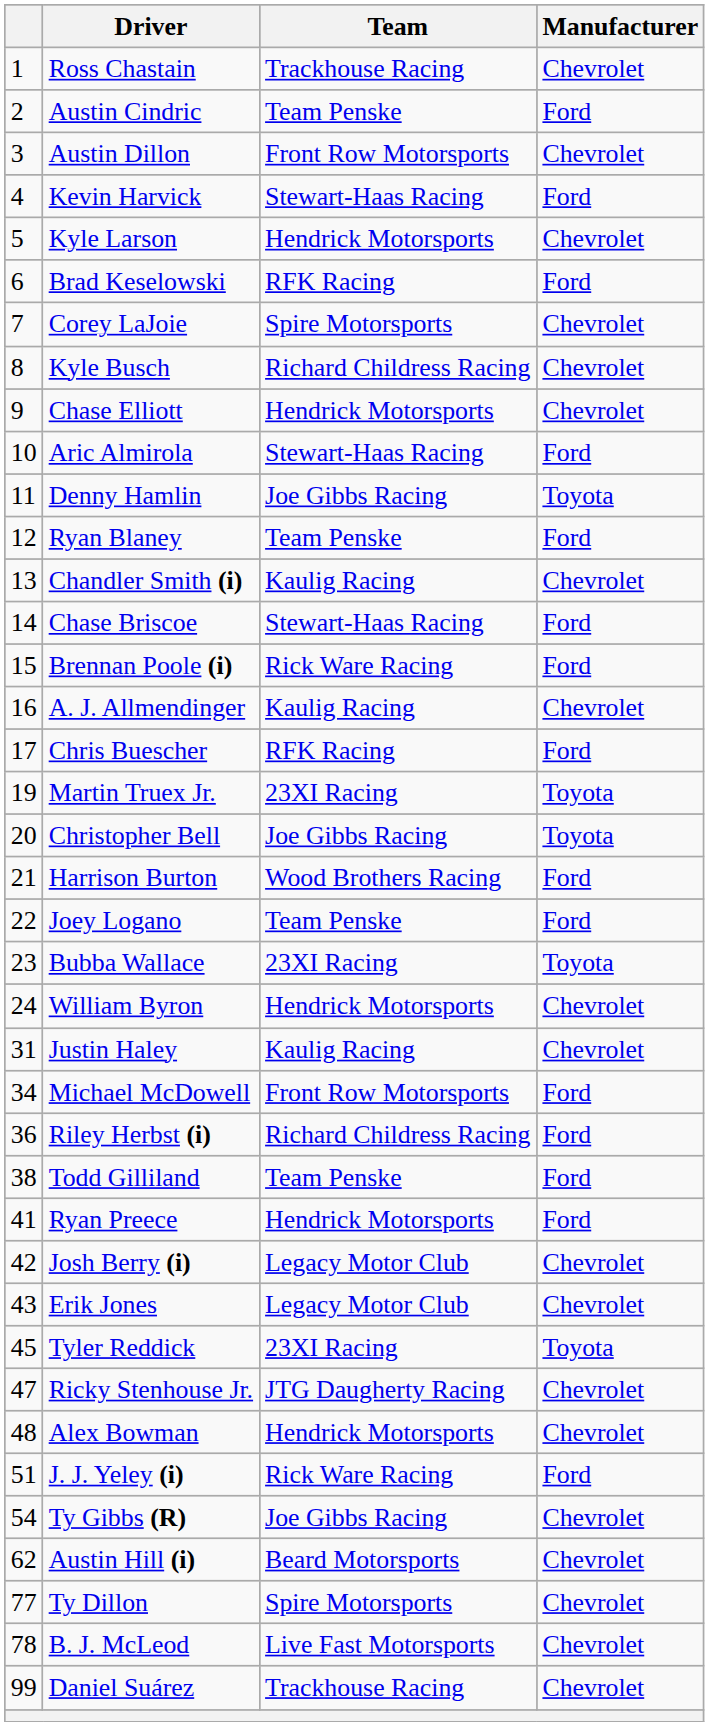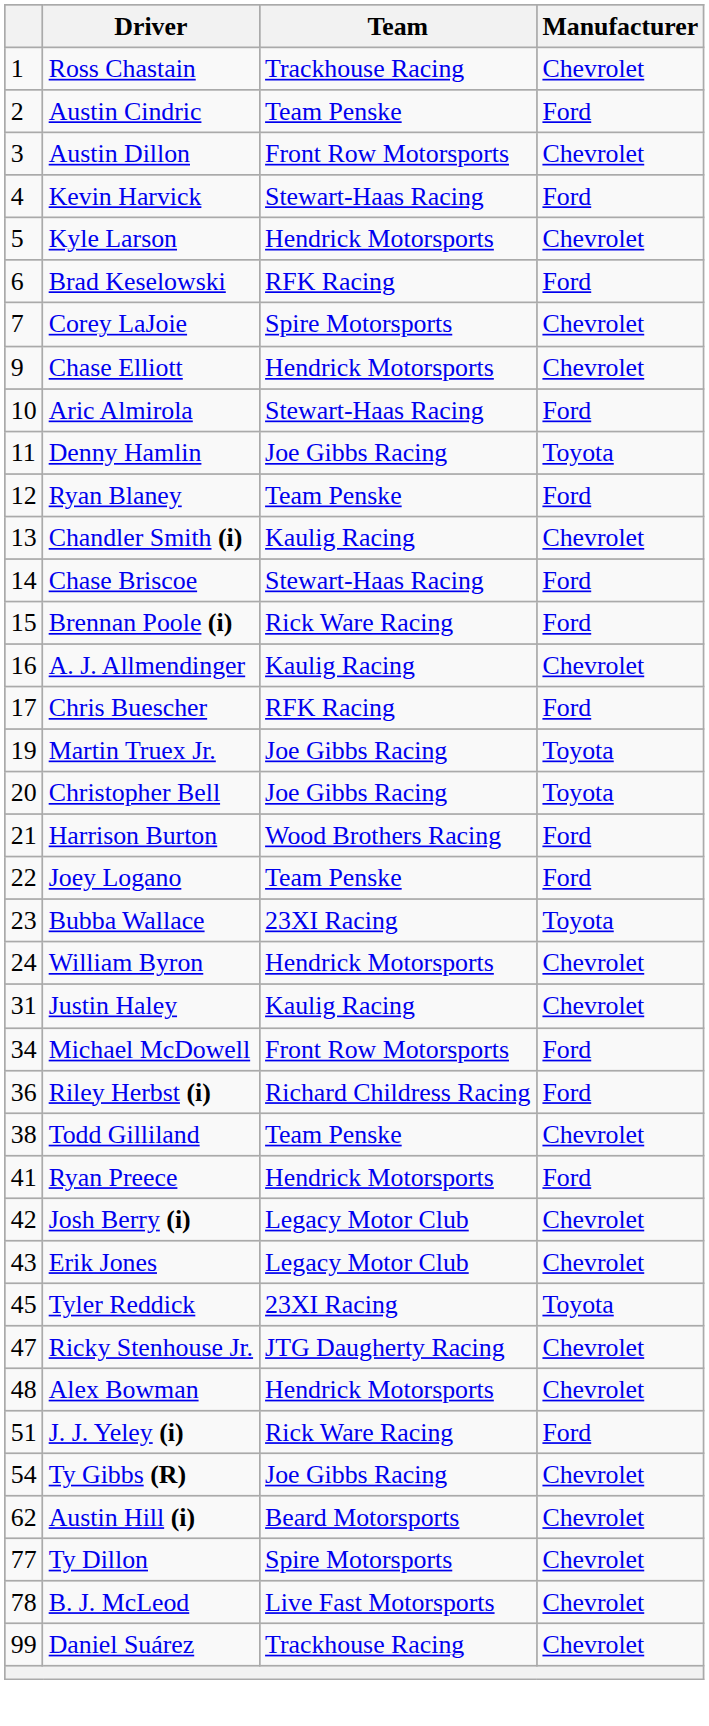- row: (109, 366)
(331, 792) 23XI Racing -> (356, 750) Joe Gibbs Racing
(567, 1176) Ford -> (593, 1133) Chevrolet
